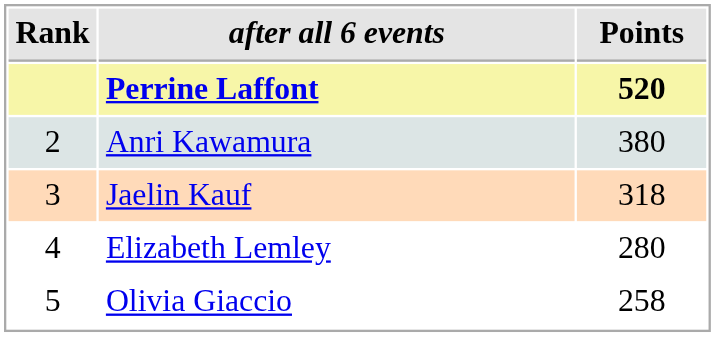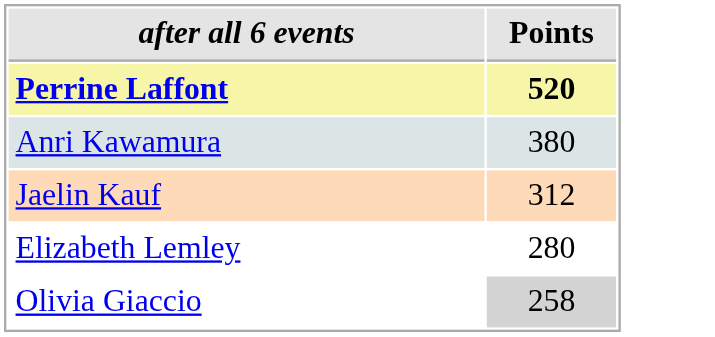- column: (53, 33)
(642, 195) 318 -> (551, 195) 312
(642, 301) no background -> (551, 301) lightgrey background
